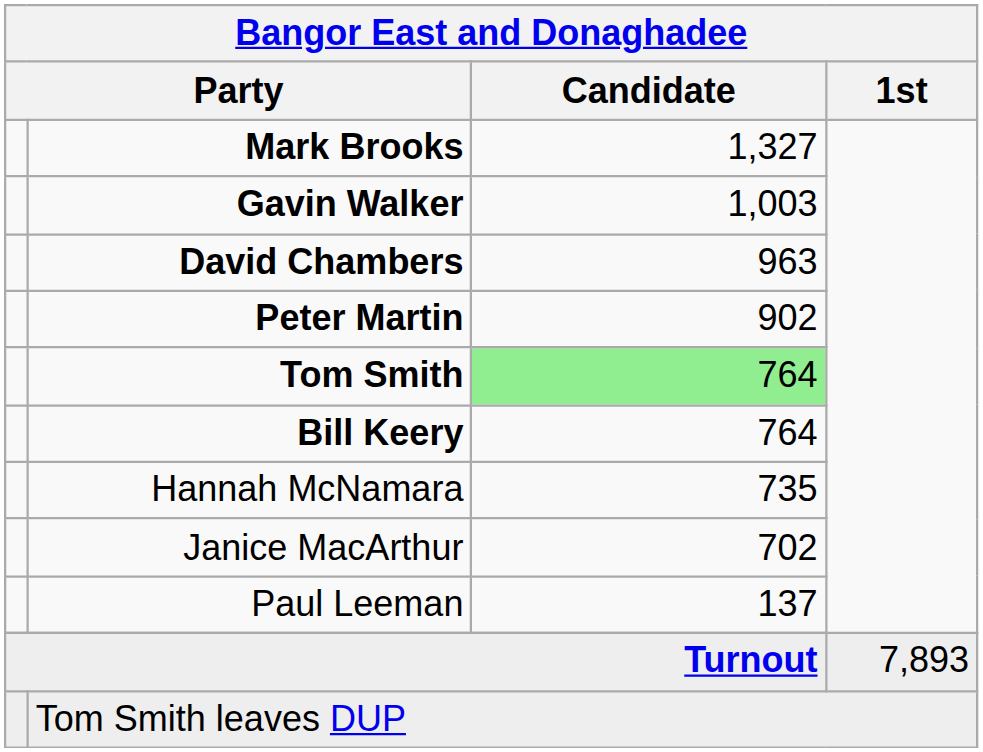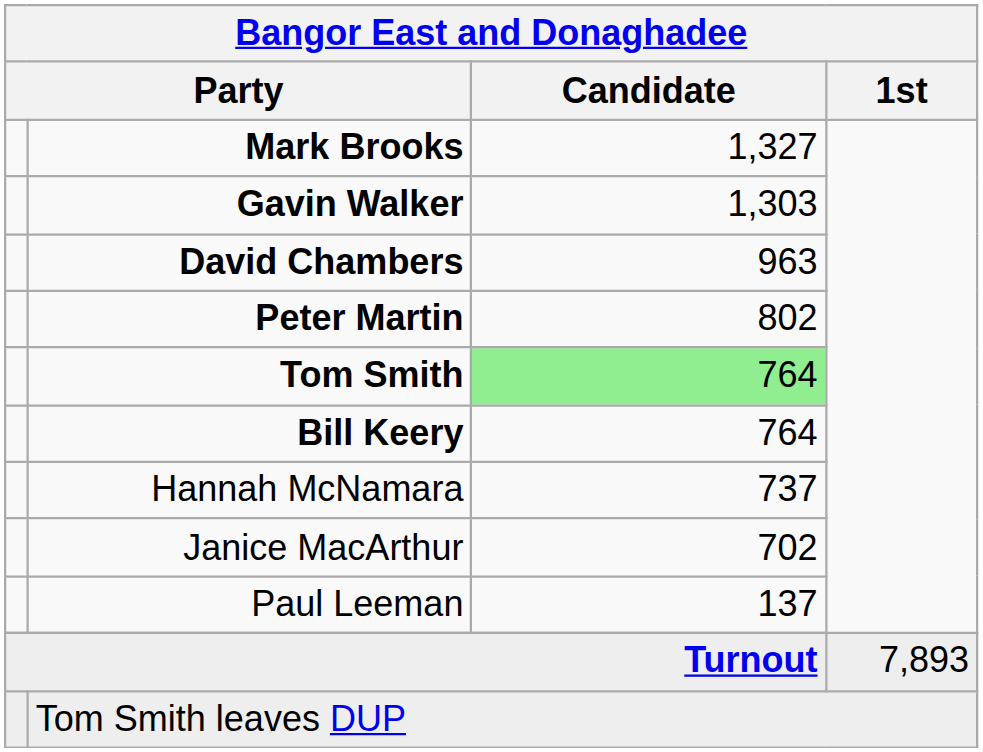(772, 204) 1,003 -> (772, 204) 1,303
(787, 318) 902 -> (787, 318) 802
(787, 489) 735 -> (787, 489) 737
